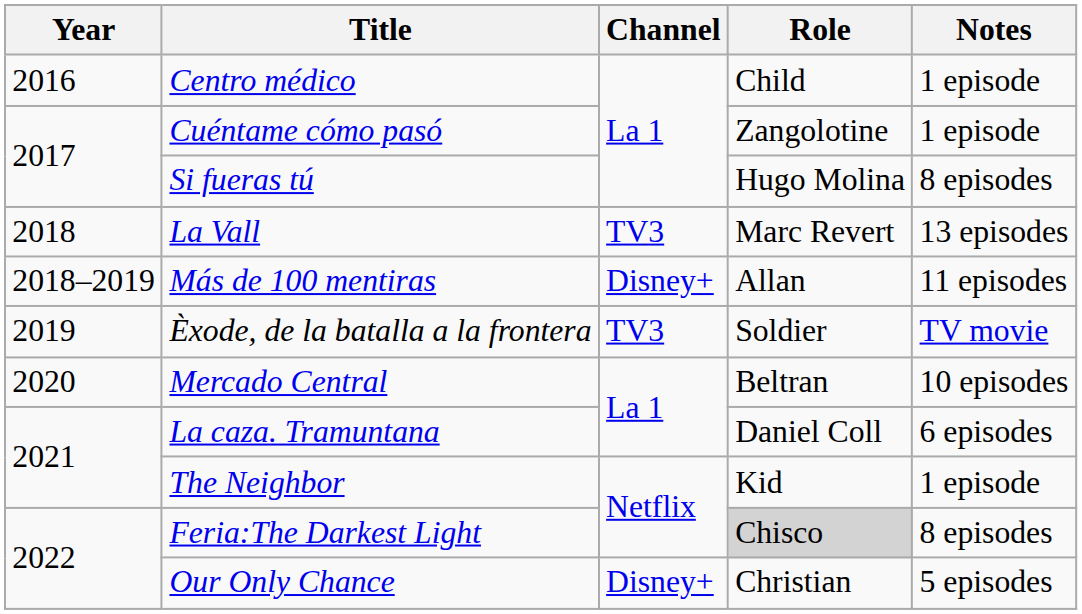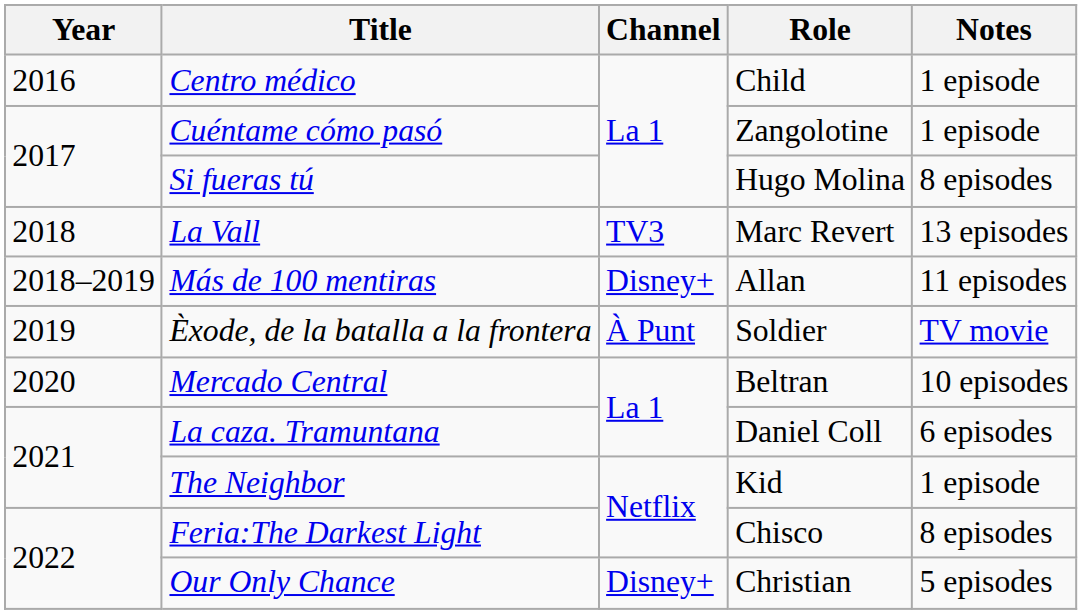(635, 331) TV3 -> (651, 331) À Punt
(779, 532) lightgrey background -> (779, 532) no background
